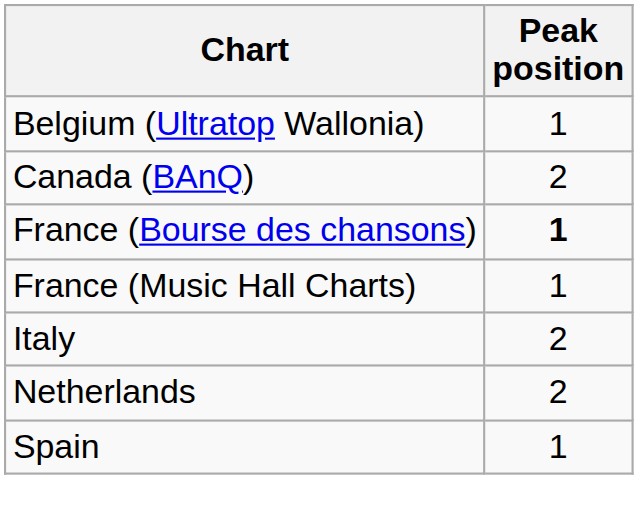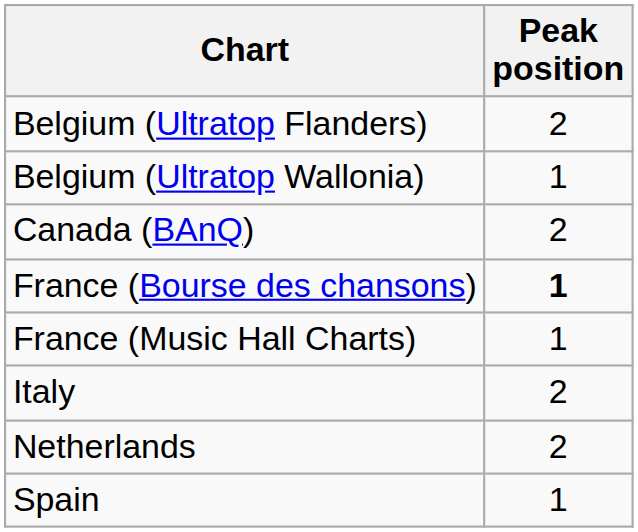+ row: (220, 123)
